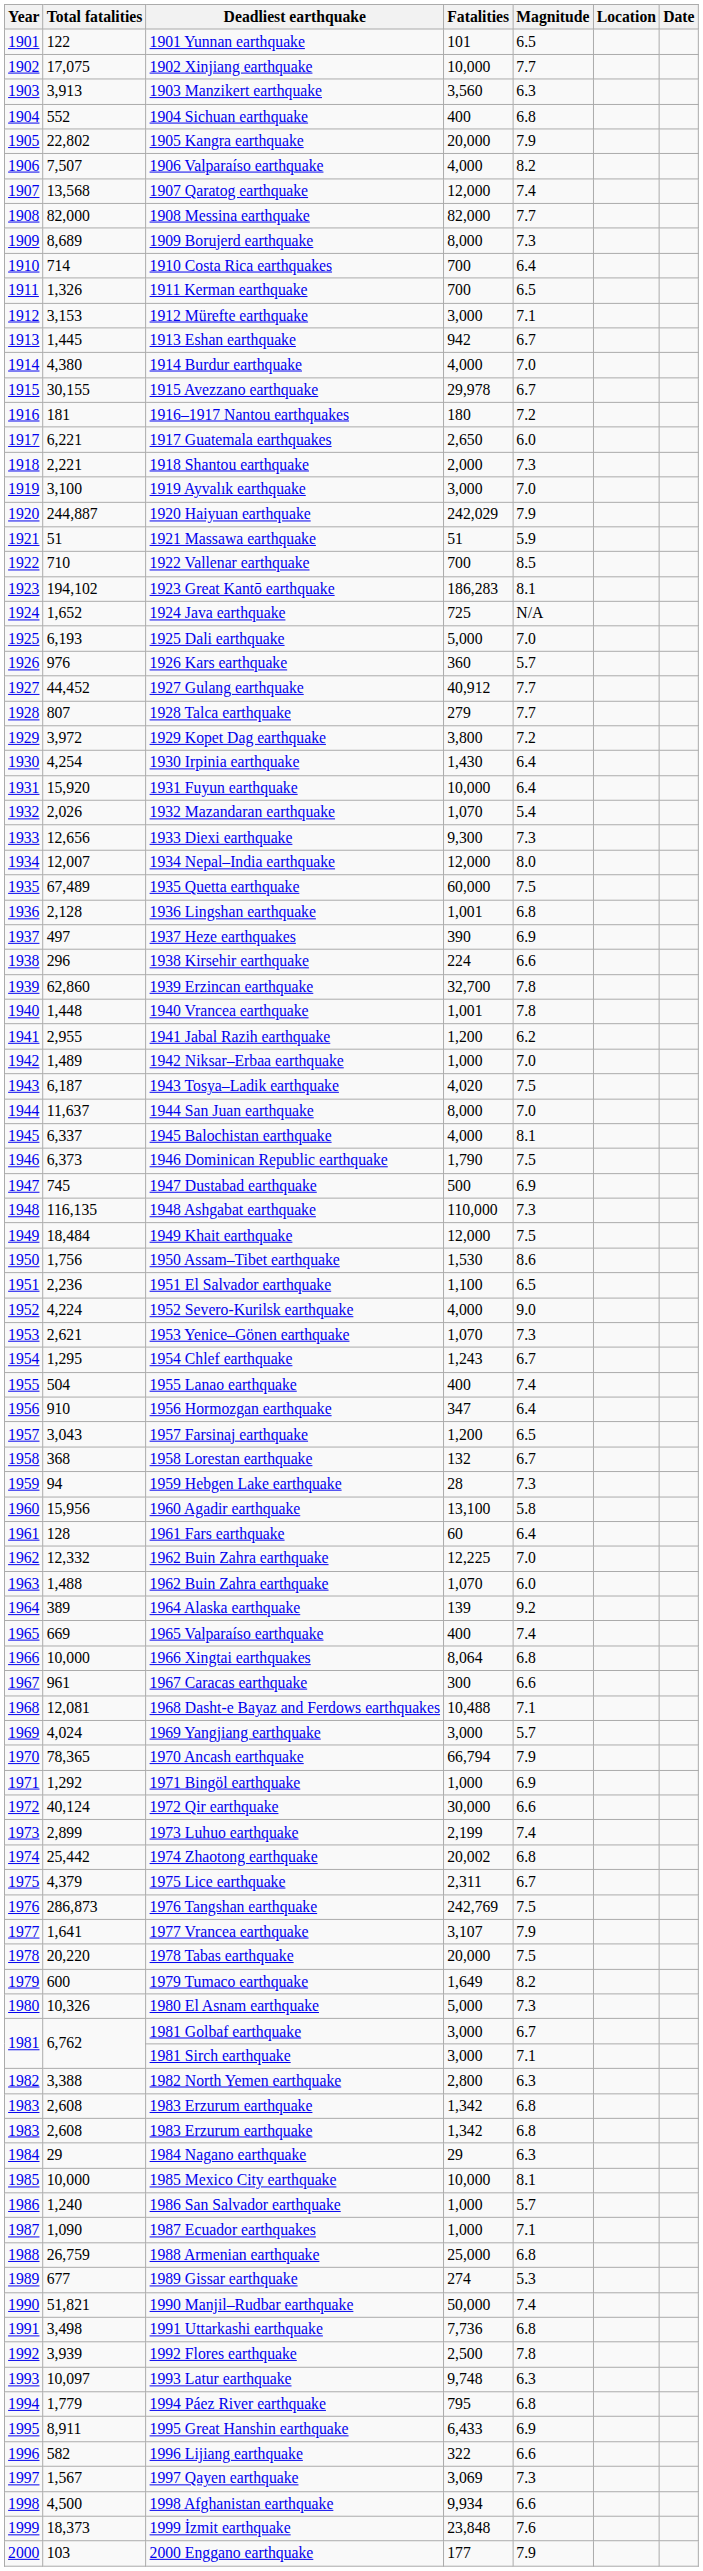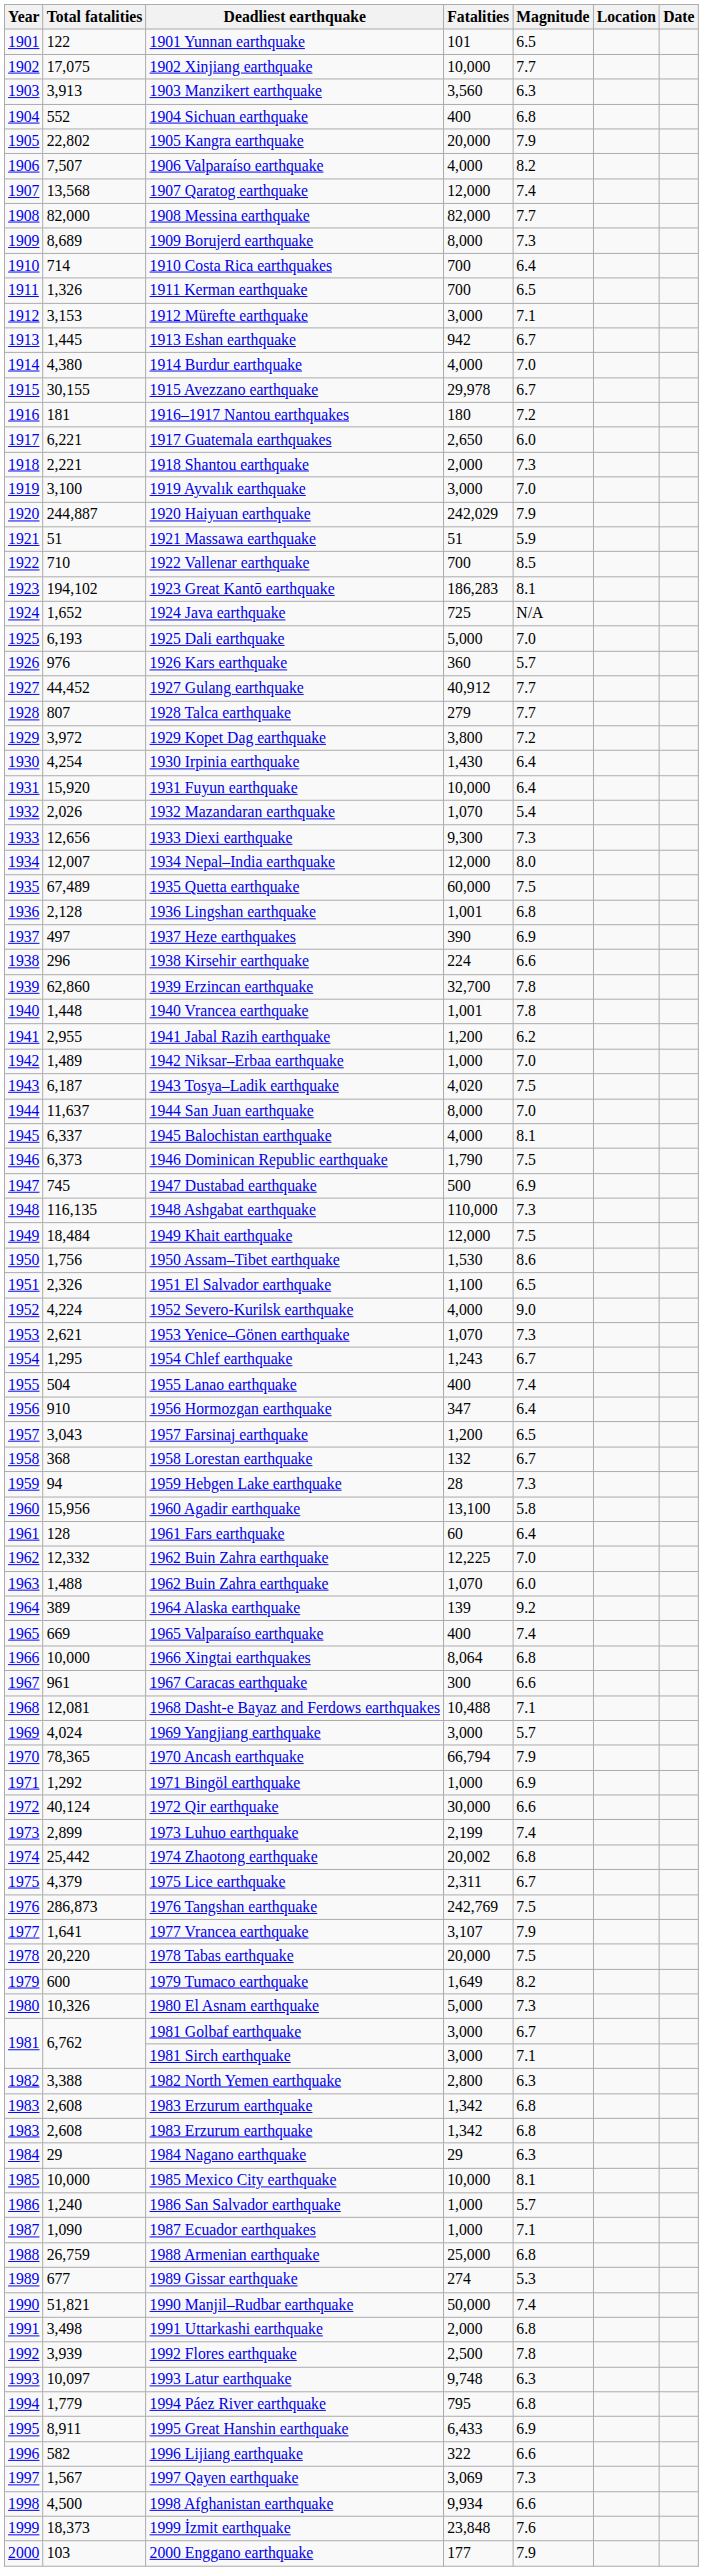(64, 1285) 2,236 -> (64, 1285) 2,326
(465, 2329) 7,736 -> (465, 2329) 2,000
